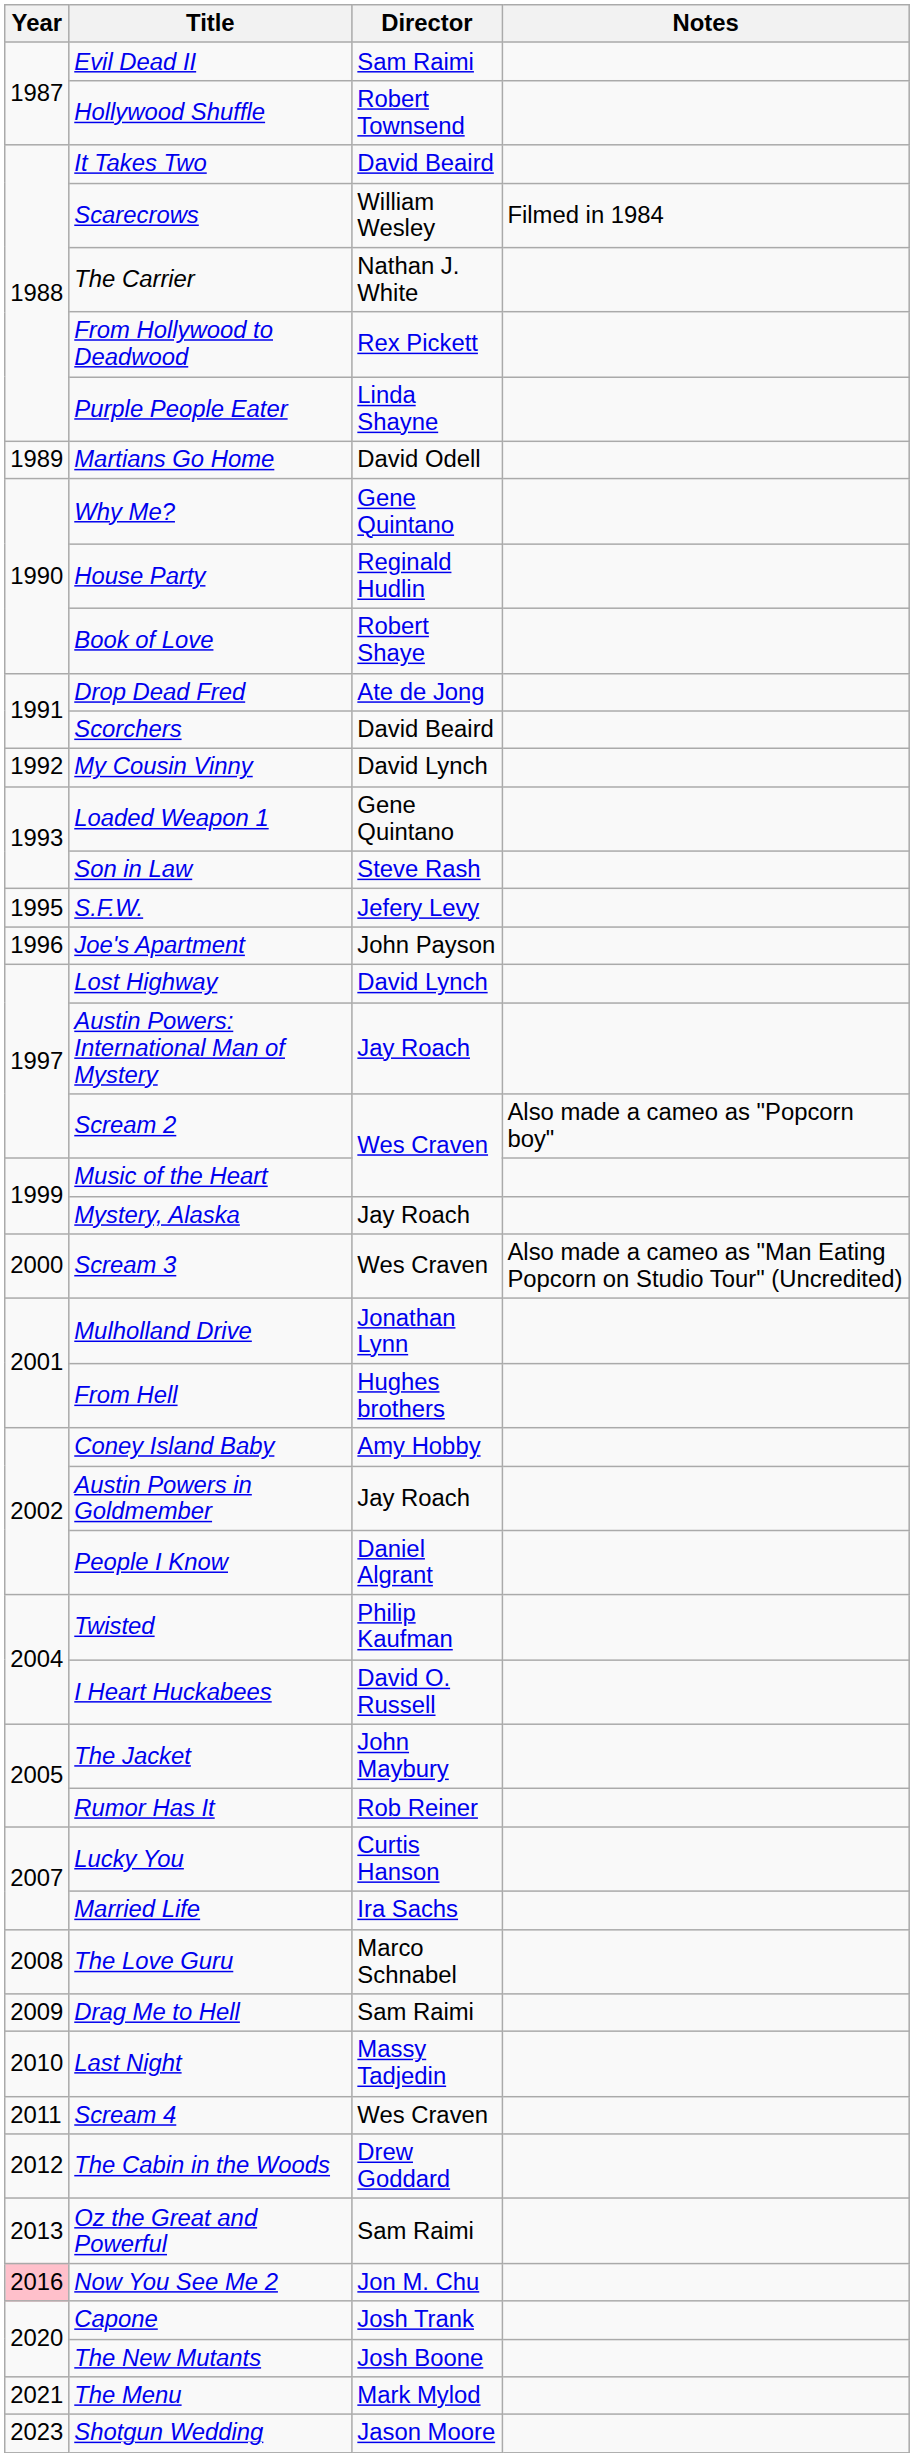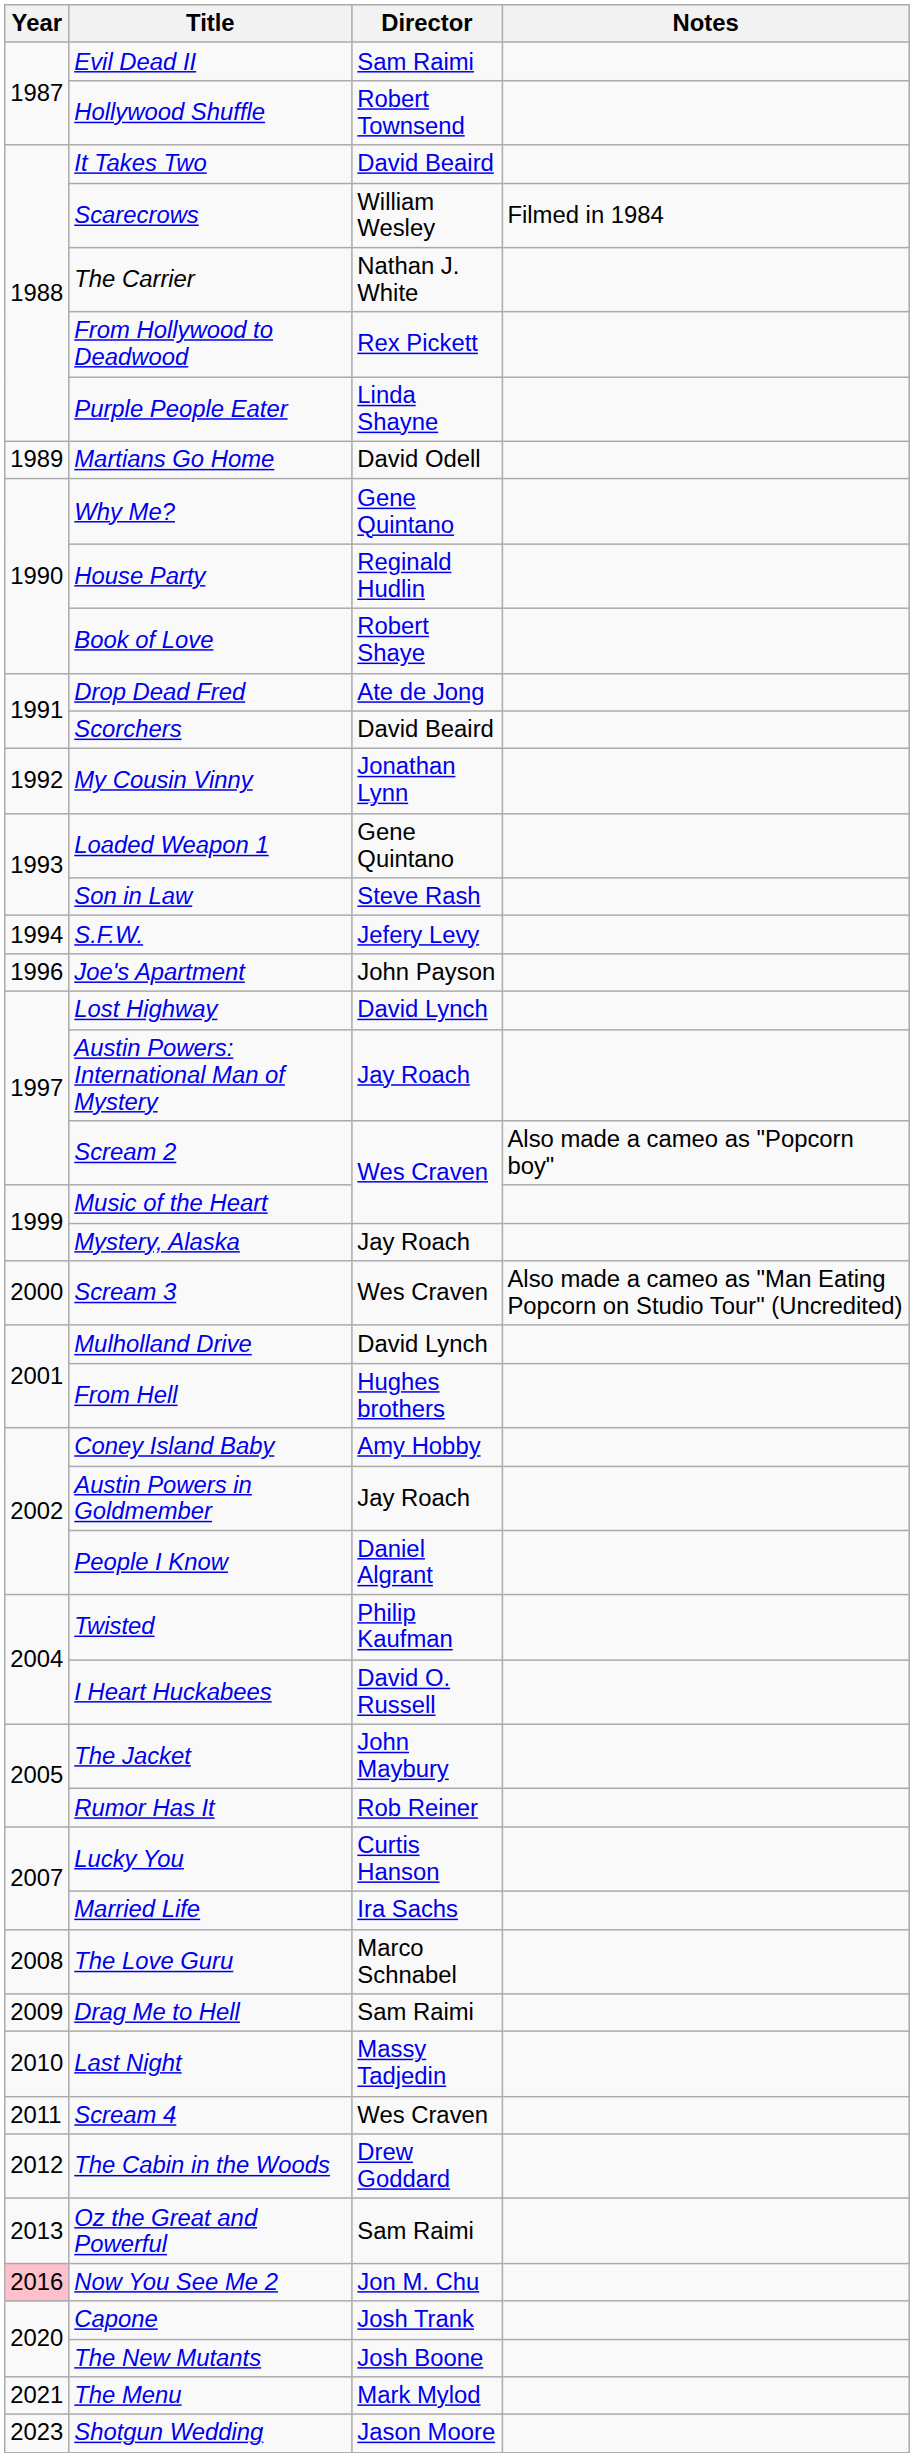(422, 767) David Lynch -> (406, 780) Jonathan Lynn
(37, 907) 1995 -> (37, 934) 1994
(406, 1330) Jonathan Lynn -> (422, 1344) David Lynch
